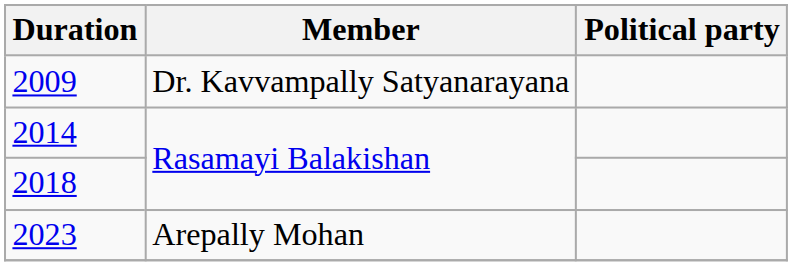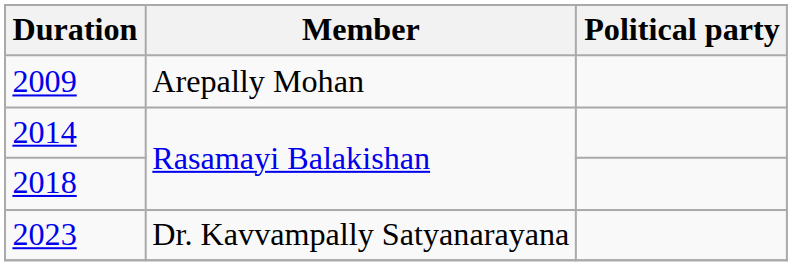(361, 81) Dr. Kavvampally Satyanarayana -> (258, 81) Arepally Mohan
(258, 234) Arepally Mohan -> (361, 234) Dr. Kavvampally Satyanarayana
